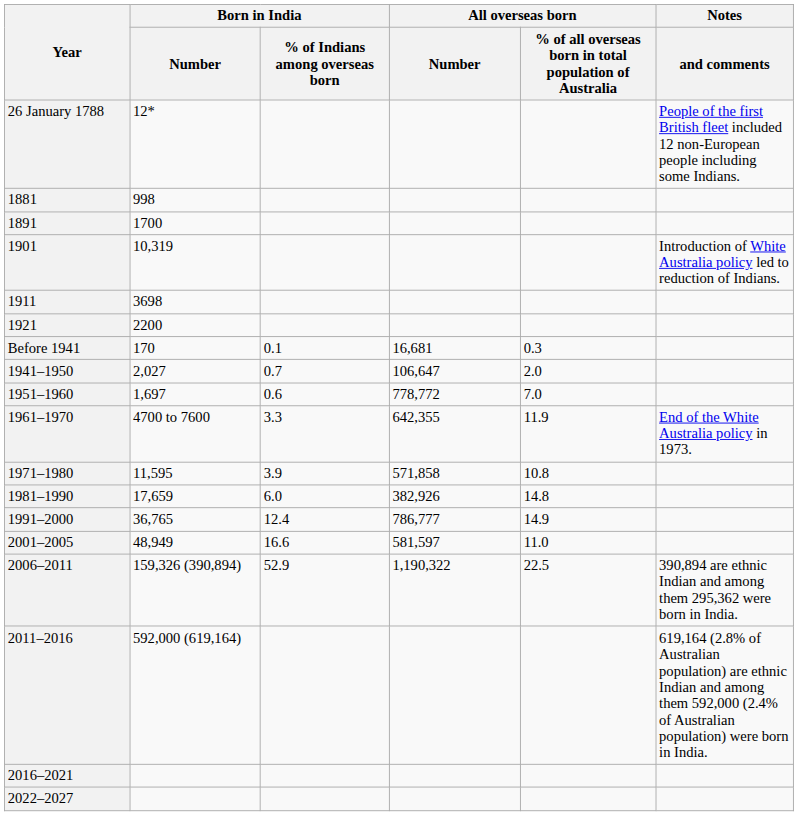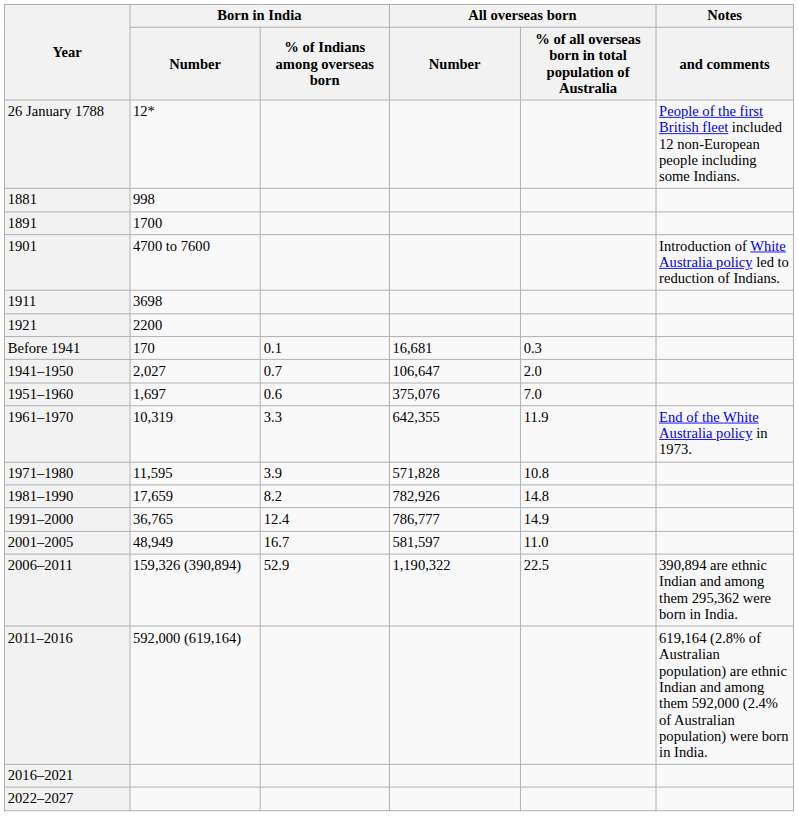(153, 246) 10,319 -> (171, 246) 4700 to 7600
(416, 394) 778,772 -> (416, 394) 375,076
(171, 417) 4700 to 7600 -> (153, 417) 10,319
(416, 473) 571,858 -> (416, 473) 571,828
(273, 496) 6.0 -> (273, 496) 8.2
(416, 496) 382,926 -> (416, 496) 782,926
(277, 542) 16.6 -> (277, 542) 16.7
